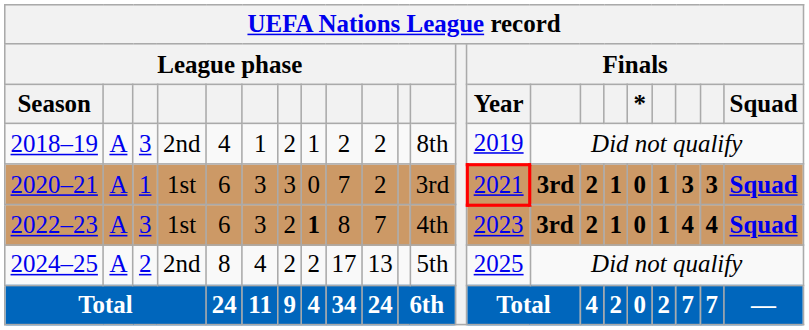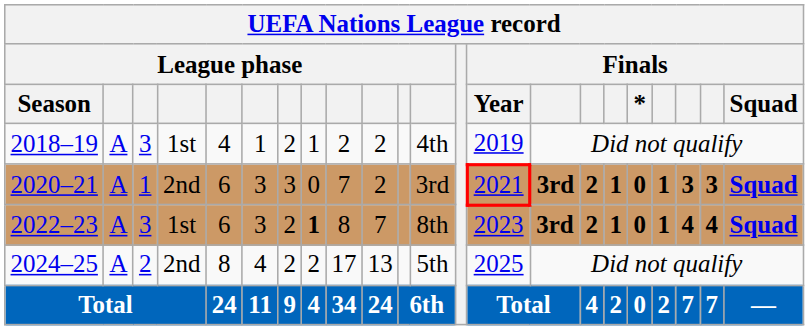(182, 143) 2nd -> (182, 143) 1st
(432, 143) 8th -> (432, 143) 4th
(182, 184) 1st -> (182, 184) 2nd
(432, 224) 4th -> (432, 224) 8th
